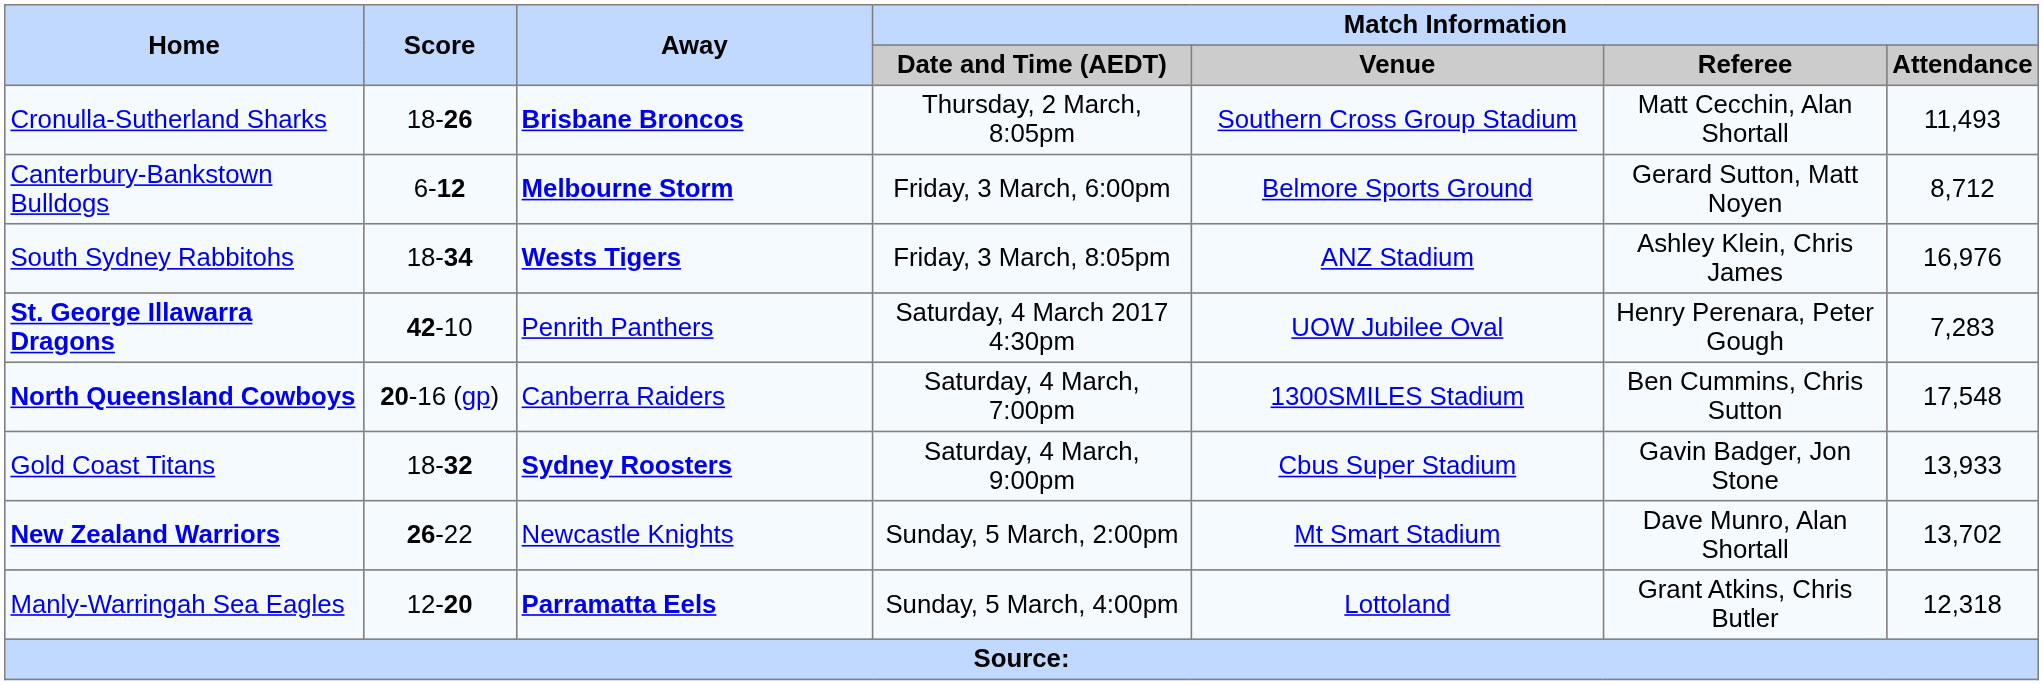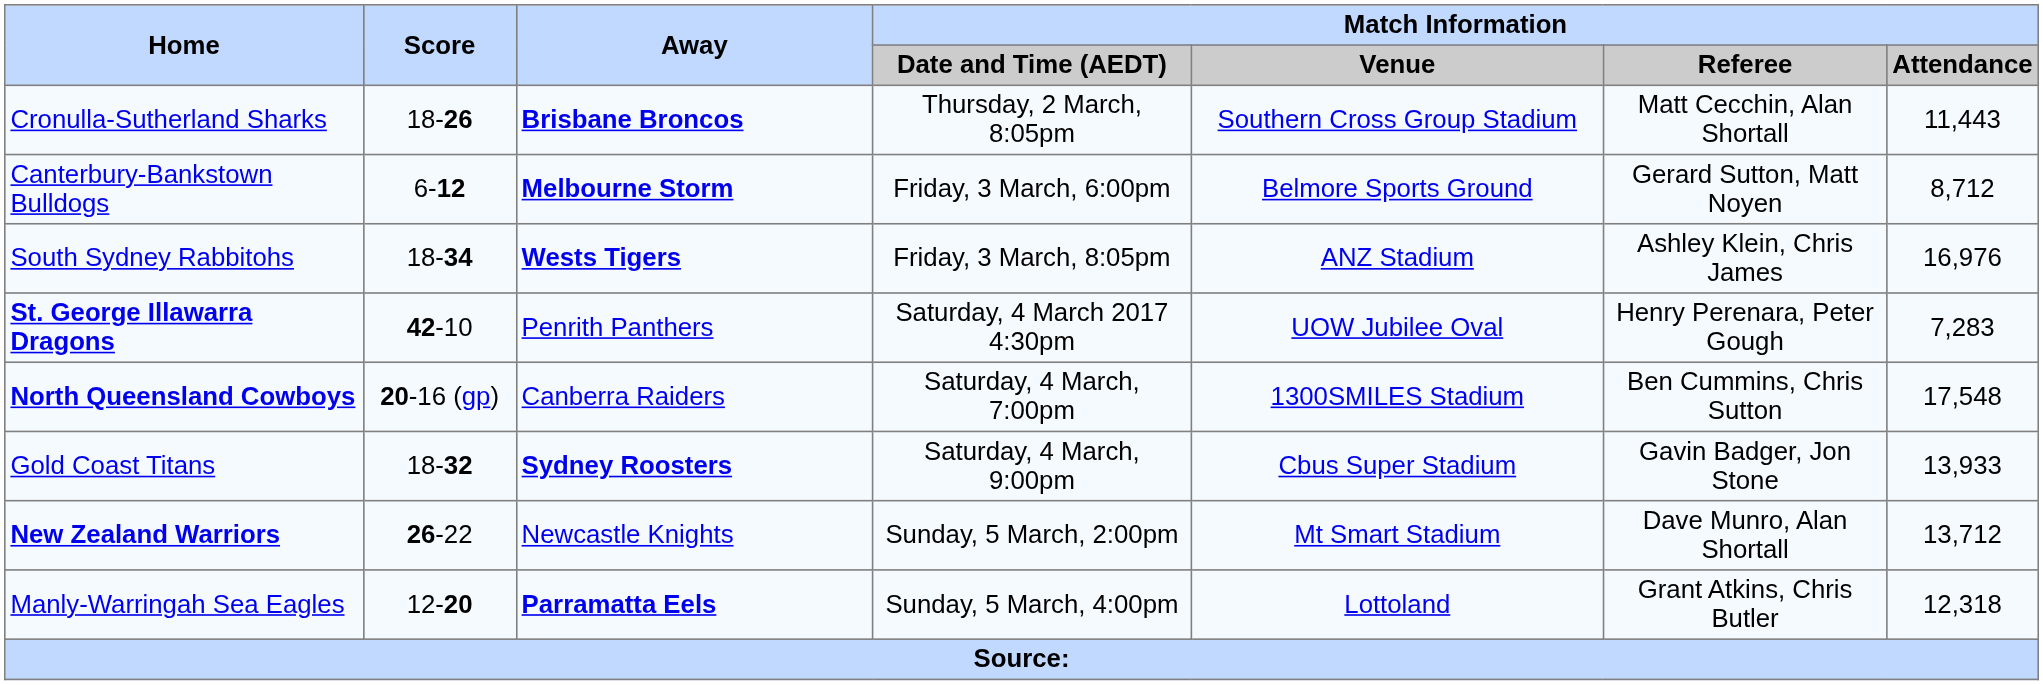(1962, 119) 11,493 -> (1962, 119) 11,443
(1962, 534) 13,702 -> (1962, 534) 13,712
